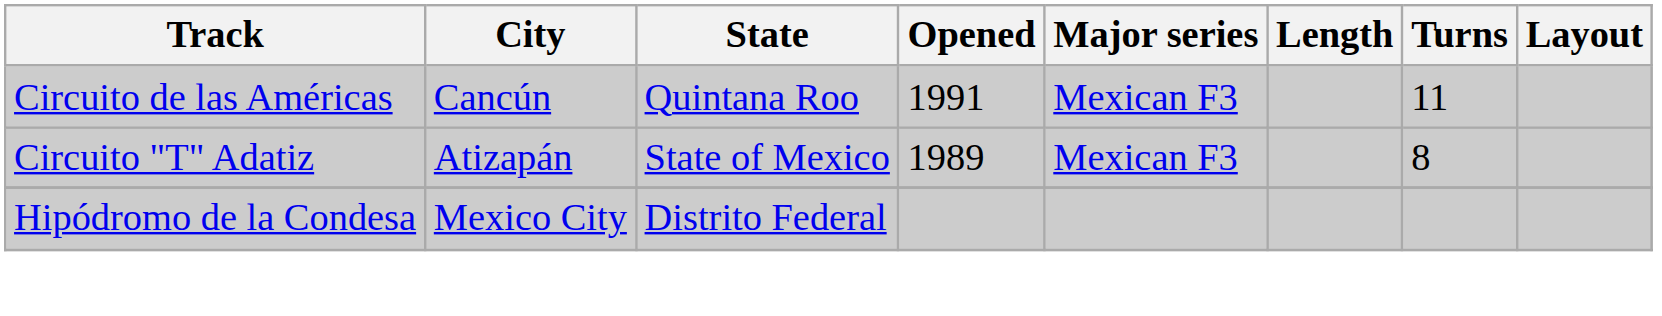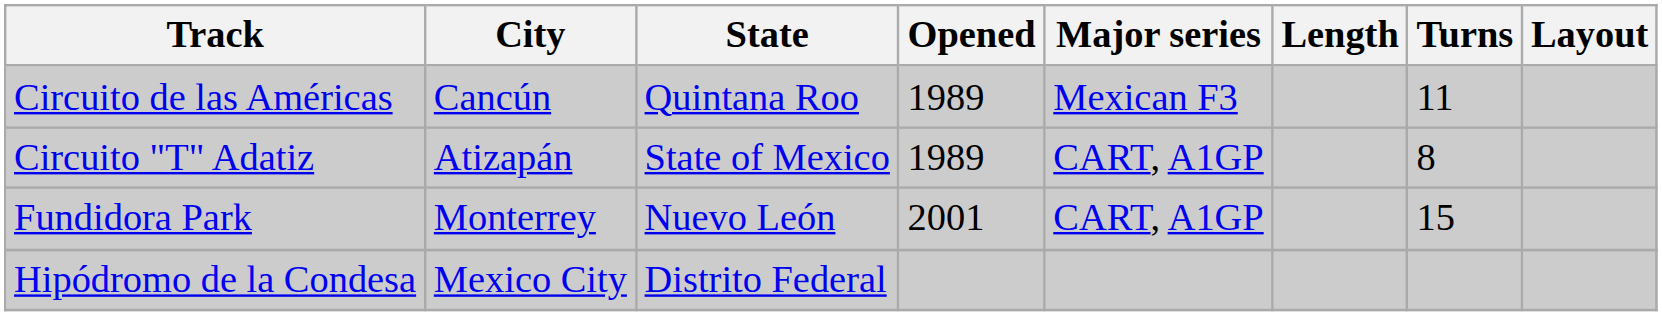(946, 95) 1991 -> (946, 95) 1989
(1146, 156) Mexican F3 -> (1158, 156) CART, A1GP
+ row: (133, 217)
